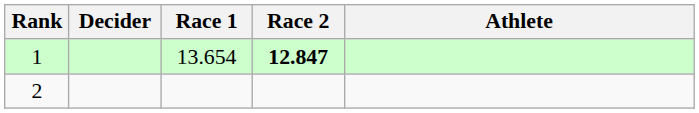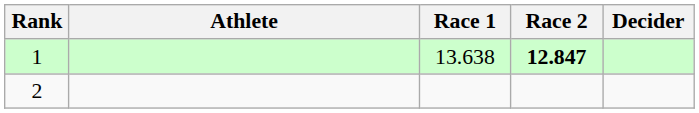columns swapped: (519, 21) <-> (115, 21)
(207, 56) 13.654 -> (465, 56) 13.638
